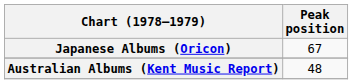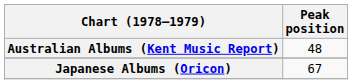rows swapped: (143, 68) <-> (143, 48)
